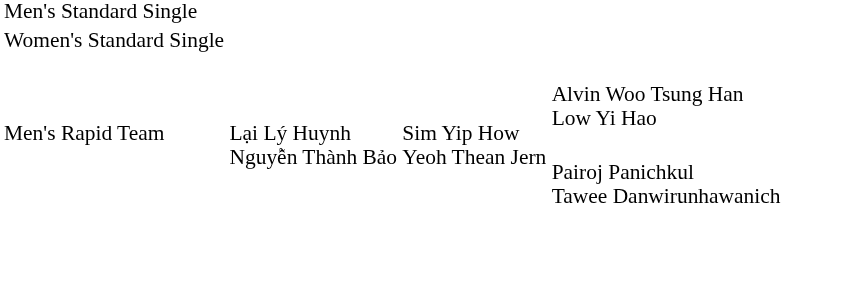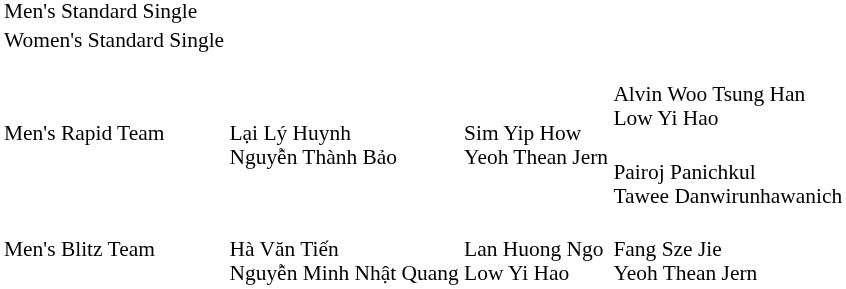+ row: (79, 249)
